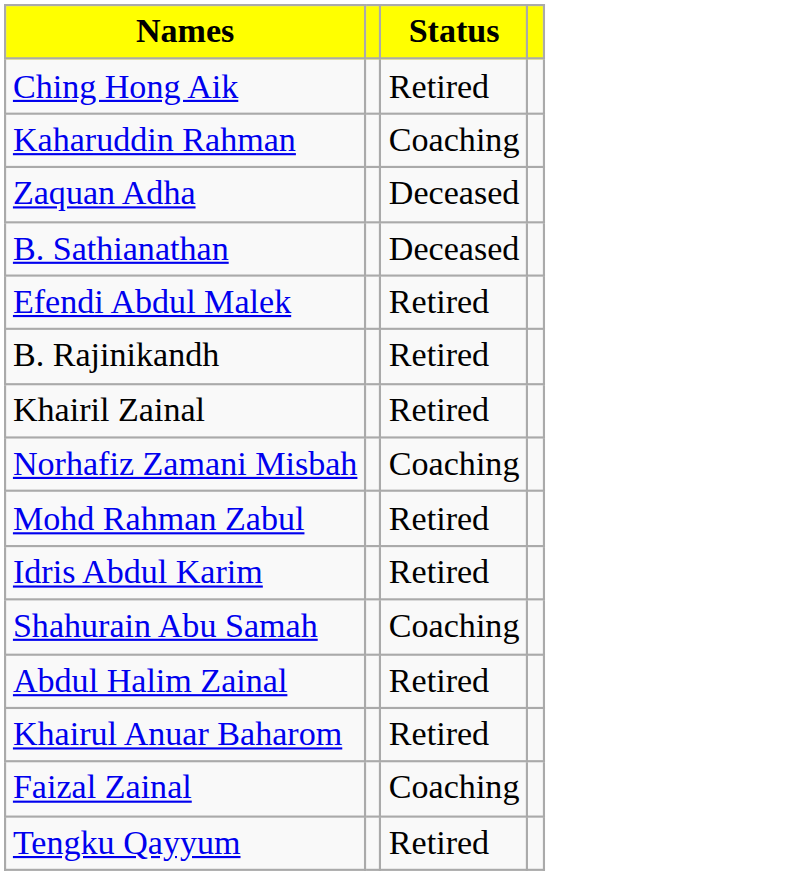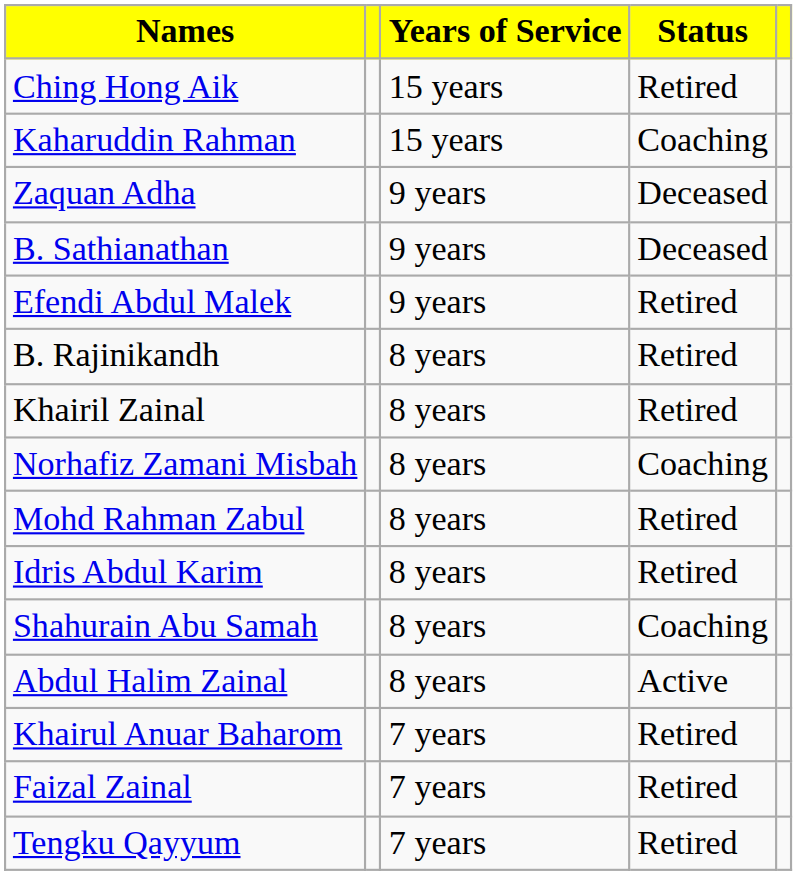+ column: (505, 31)
(439, 680) Retired -> (683, 680) Active
(454, 788) Coaching -> (687, 788) Retired
